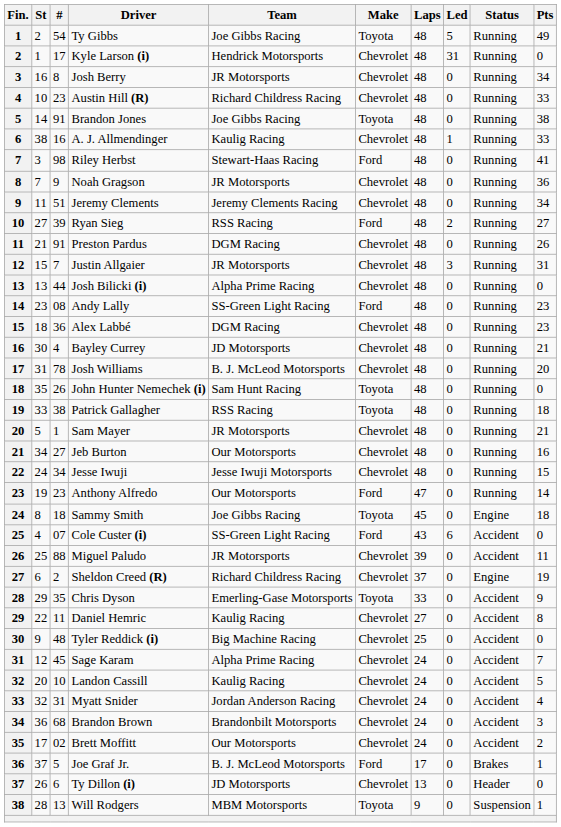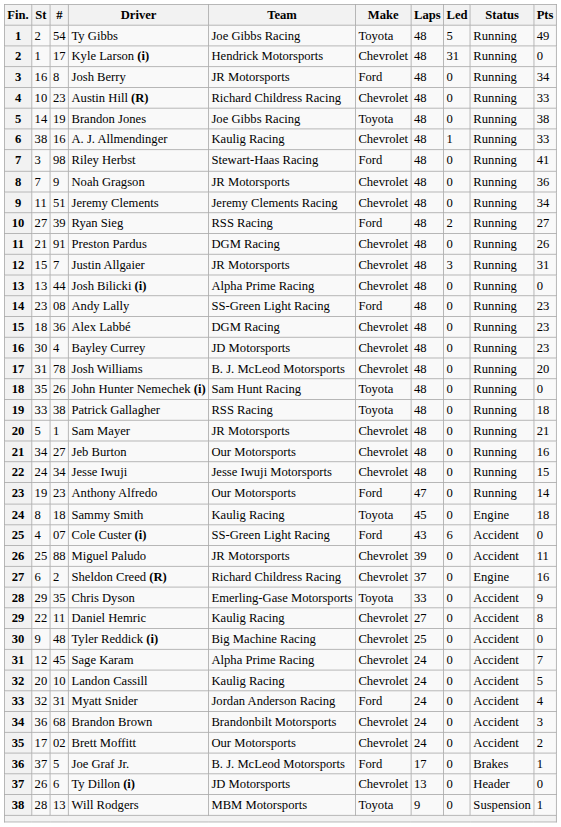(383, 77) Chevrolet -> (370, 77) Ford
(59, 119) 91 -> (59, 119) 19
(543, 347) 21 -> (543, 347) 23
(256, 514) Joe Gibbs Racing -> (248, 514) Kaulig Racing
(543, 576) 19 -> (543, 576) 16
(383, 701) Chevrolet -> (370, 701) Ford
